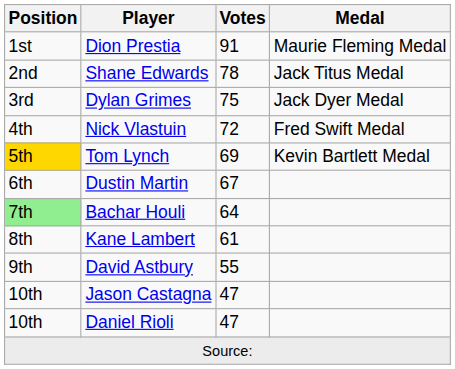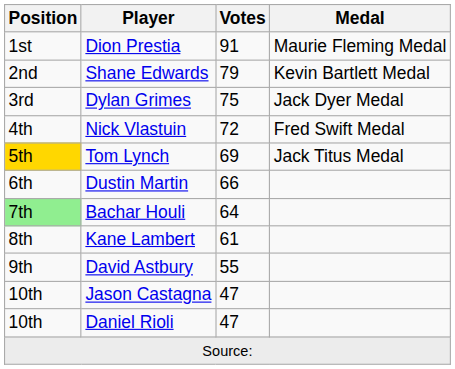(229, 73) 78 -> (229, 73) 79
(339, 73) Jack Titus Medal -> (352, 73) Kevin Bartlett Medal
(352, 156) Kevin Bartlett Medal -> (339, 156) Jack Titus Medal
(229, 184) 67 -> (229, 184) 66
